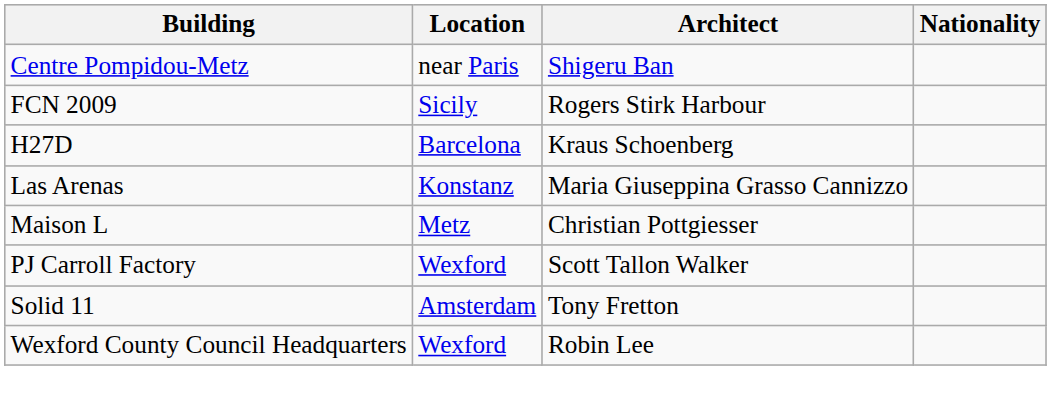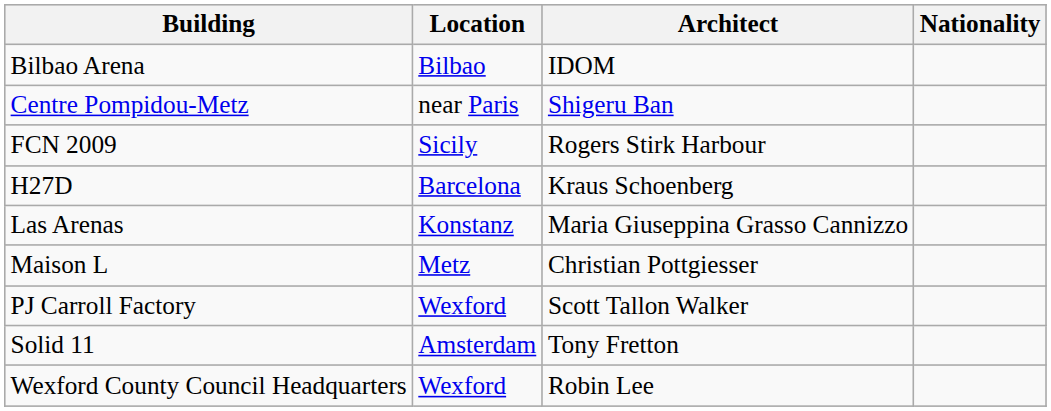+ row: (78, 64)
